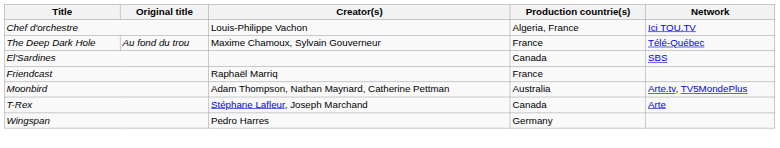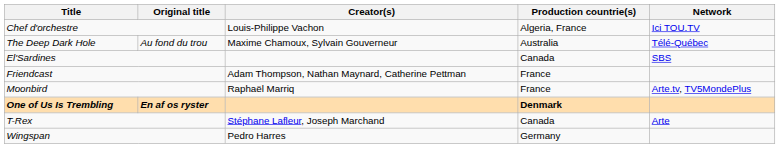(528, 43) France -> (539, 43) Australia
(244, 74) Raphaël Marriq -> (347, 74) Adam Thompson, Nathan Maynard, Catherine Pettman
(330, 89) Adam Thompson, Nathan Maynard, Catherine Pettman -> (261, 89) Raphaël Marriq
(531, 89) Australia -> (535, 89) France
+ row: (60, 105)
